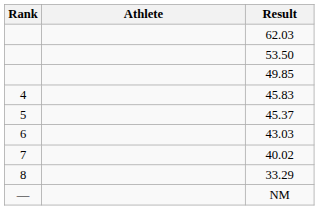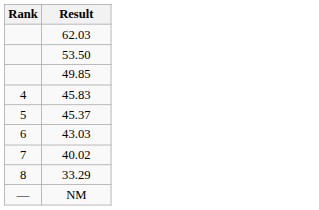- column: (143, 14)
